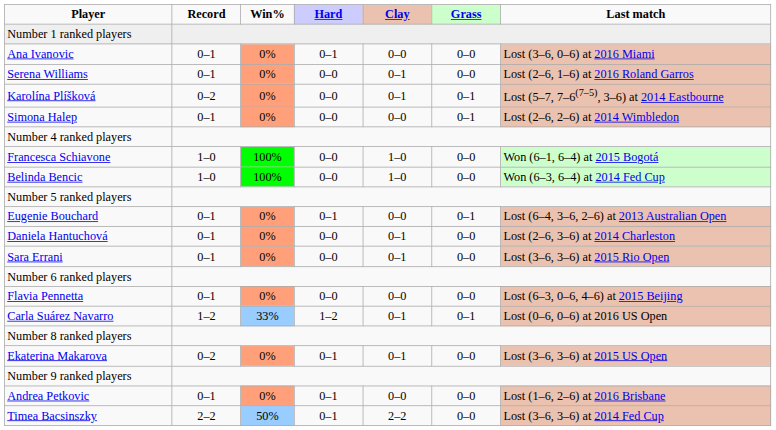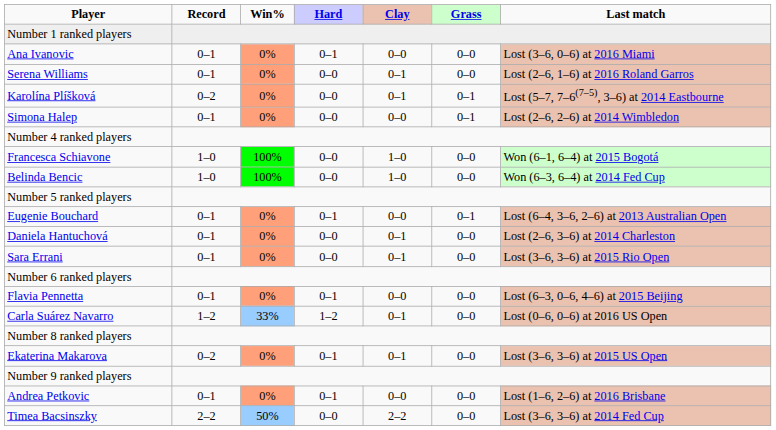(328, 295) 0–0 -> (328, 295) 0–1
(466, 315) 0–1 -> (466, 315) 0–0
(328, 415) 0–1 -> (328, 415) 0–0
